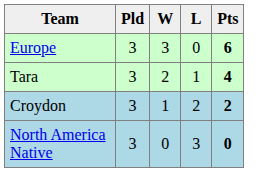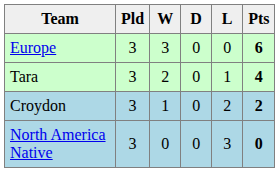+ column: (196, 18)
